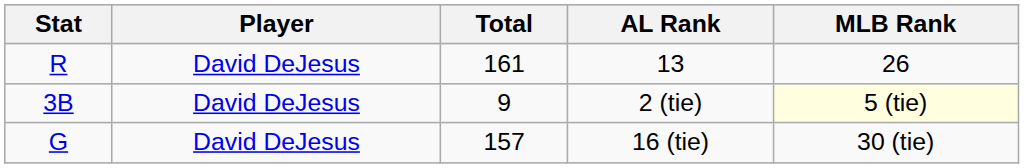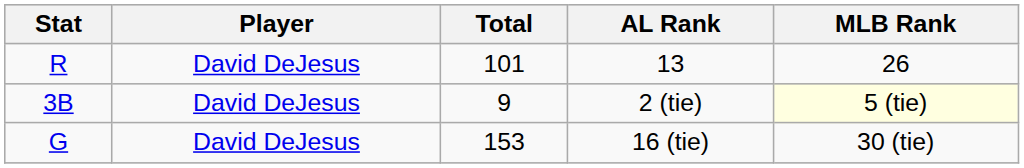(504, 63) 161 -> (504, 63) 101
(504, 142) 157 -> (504, 142) 153
